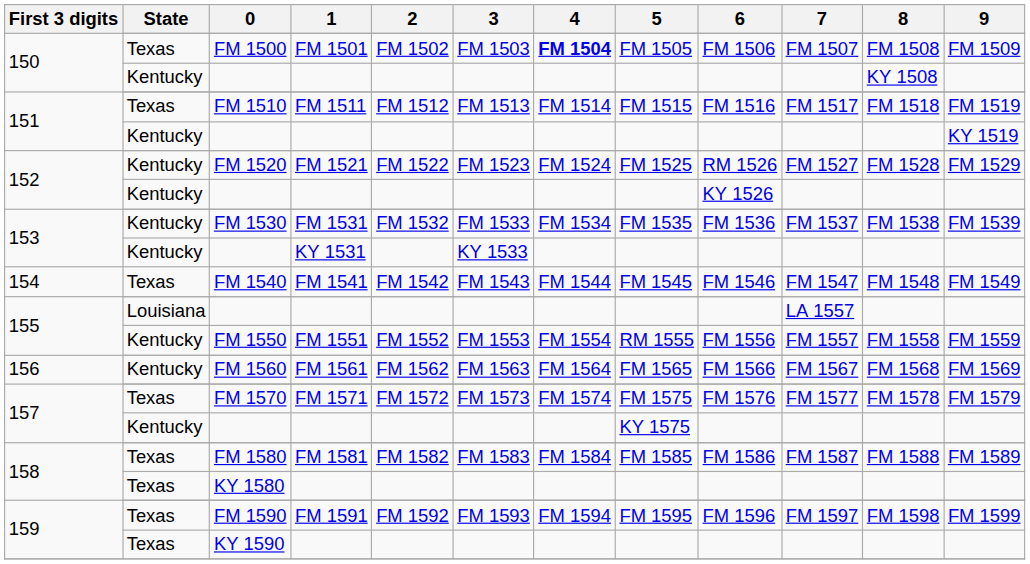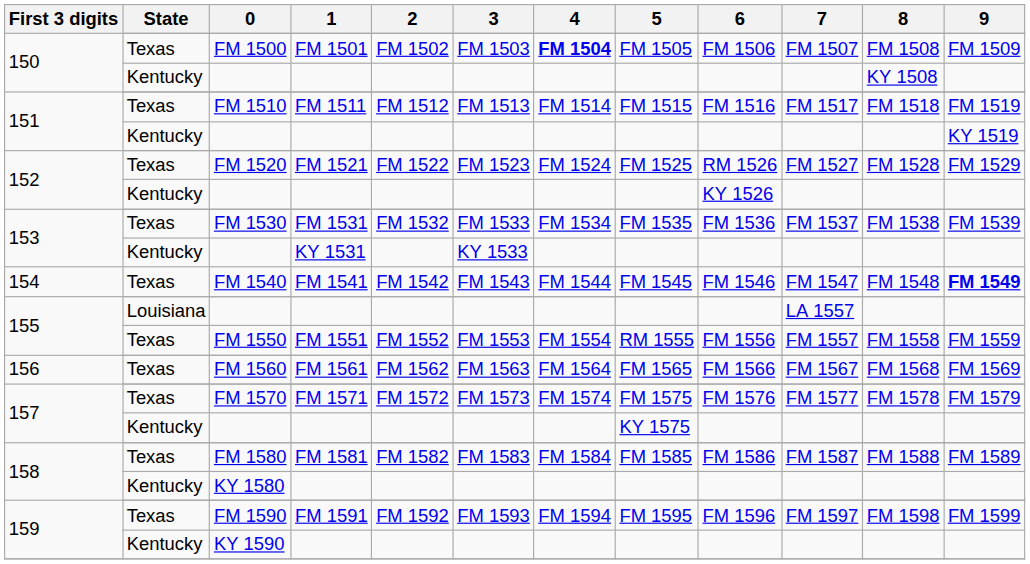(165, 164) Kentucky -> (151, 164) Texas
(165, 223) Kentucky -> (151, 223) Texas
(984, 281) normal -> (984, 281) bold
(165, 340) Kentucky -> (151, 340) Texas
(165, 369) Kentucky -> (151, 369) Texas
(151, 485) Texas -> (165, 485) Kentucky
(151, 544) Texas -> (165, 544) Kentucky
